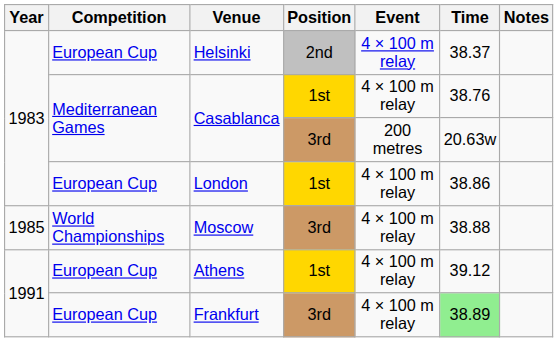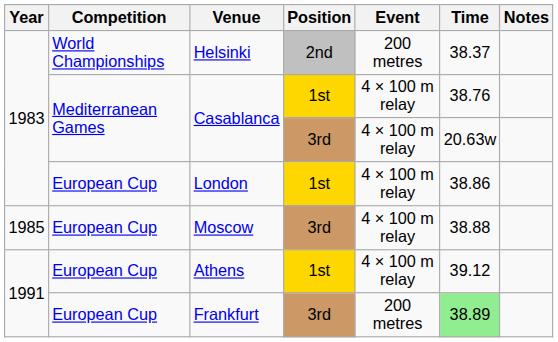(105, 53) European Cup -> (108, 53) World Championships
(398, 53) 4 × 100 m relay -> (398, 53) 200 metres
(398, 140) 200 metres -> (398, 140) 4 × 100 m relay
(108, 228) World Championships -> (105, 228) European Cup
(398, 315) 4 × 100 m relay -> (398, 315) 200 metres
